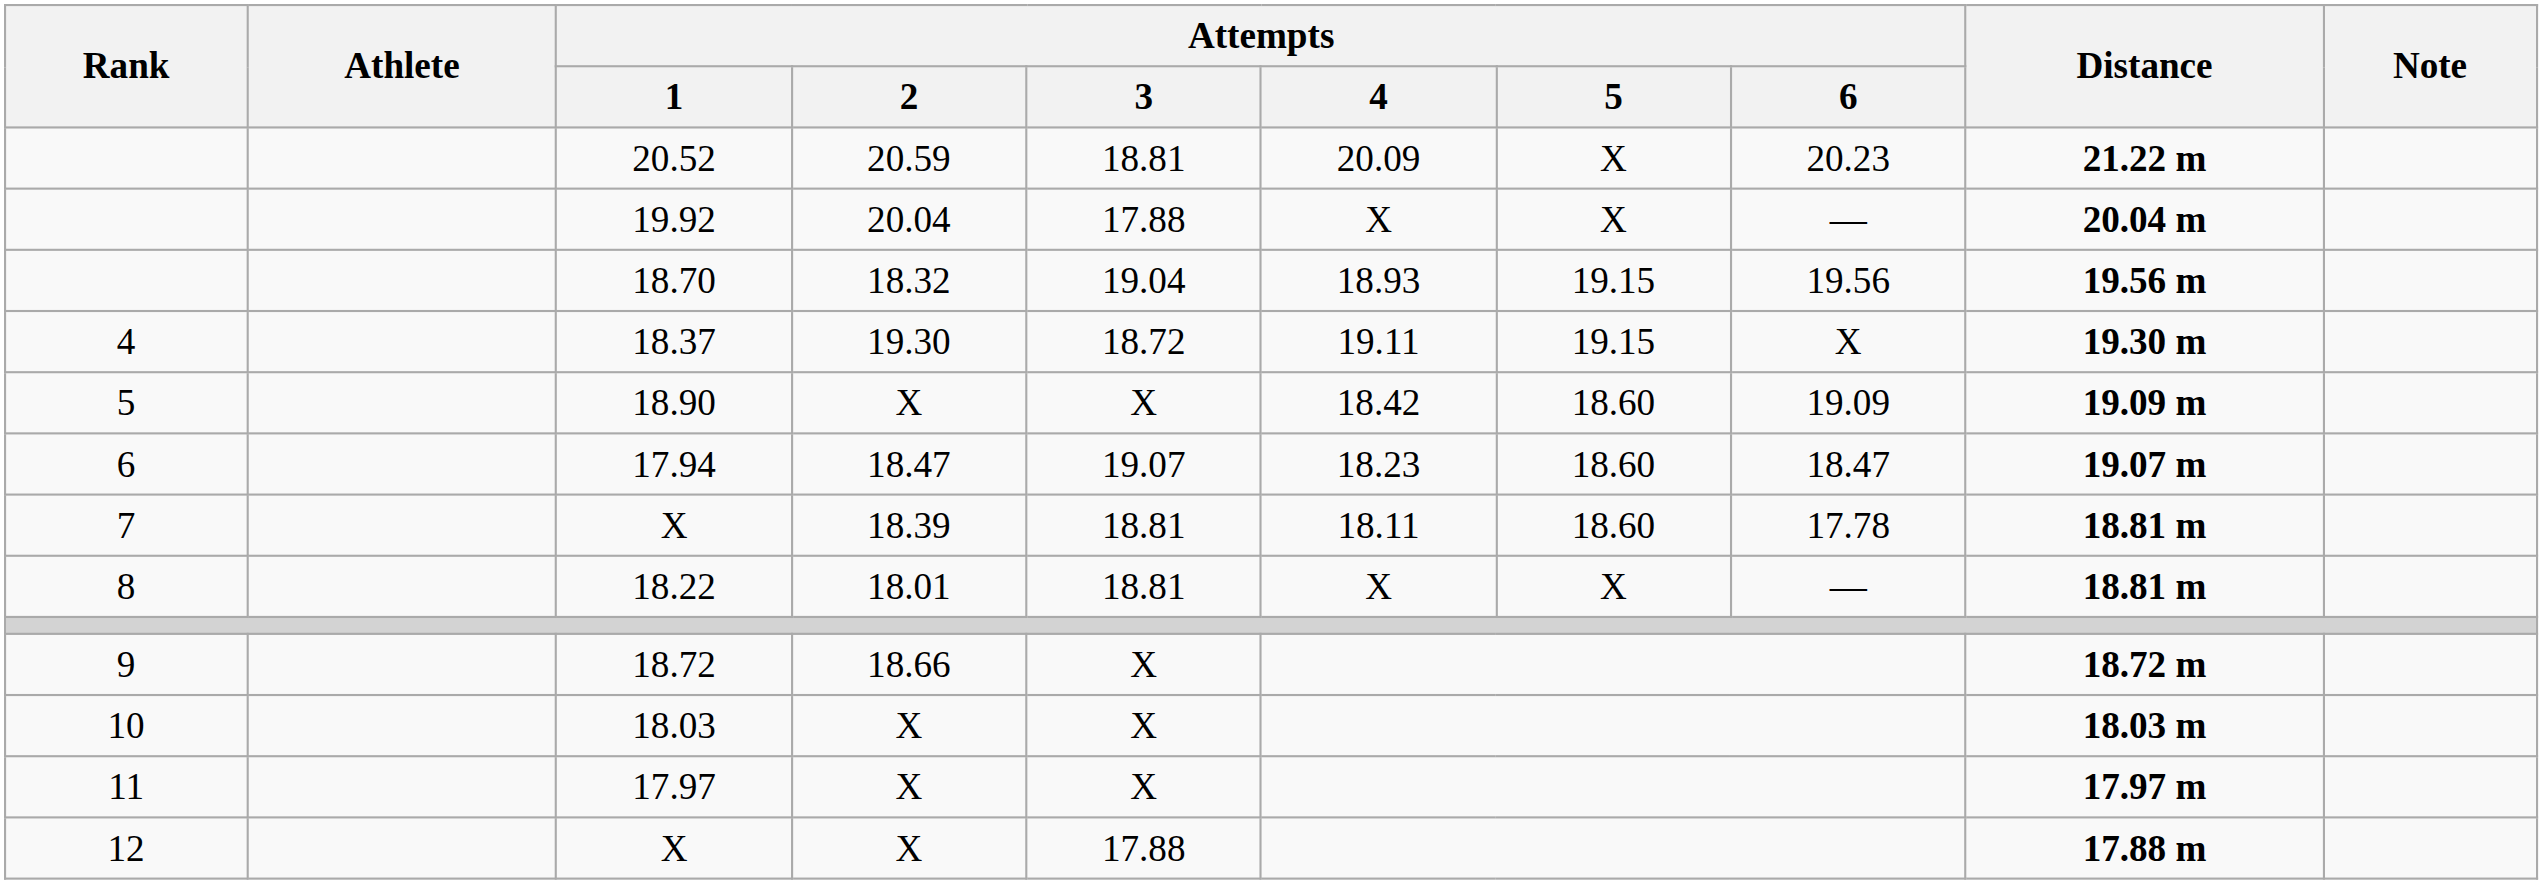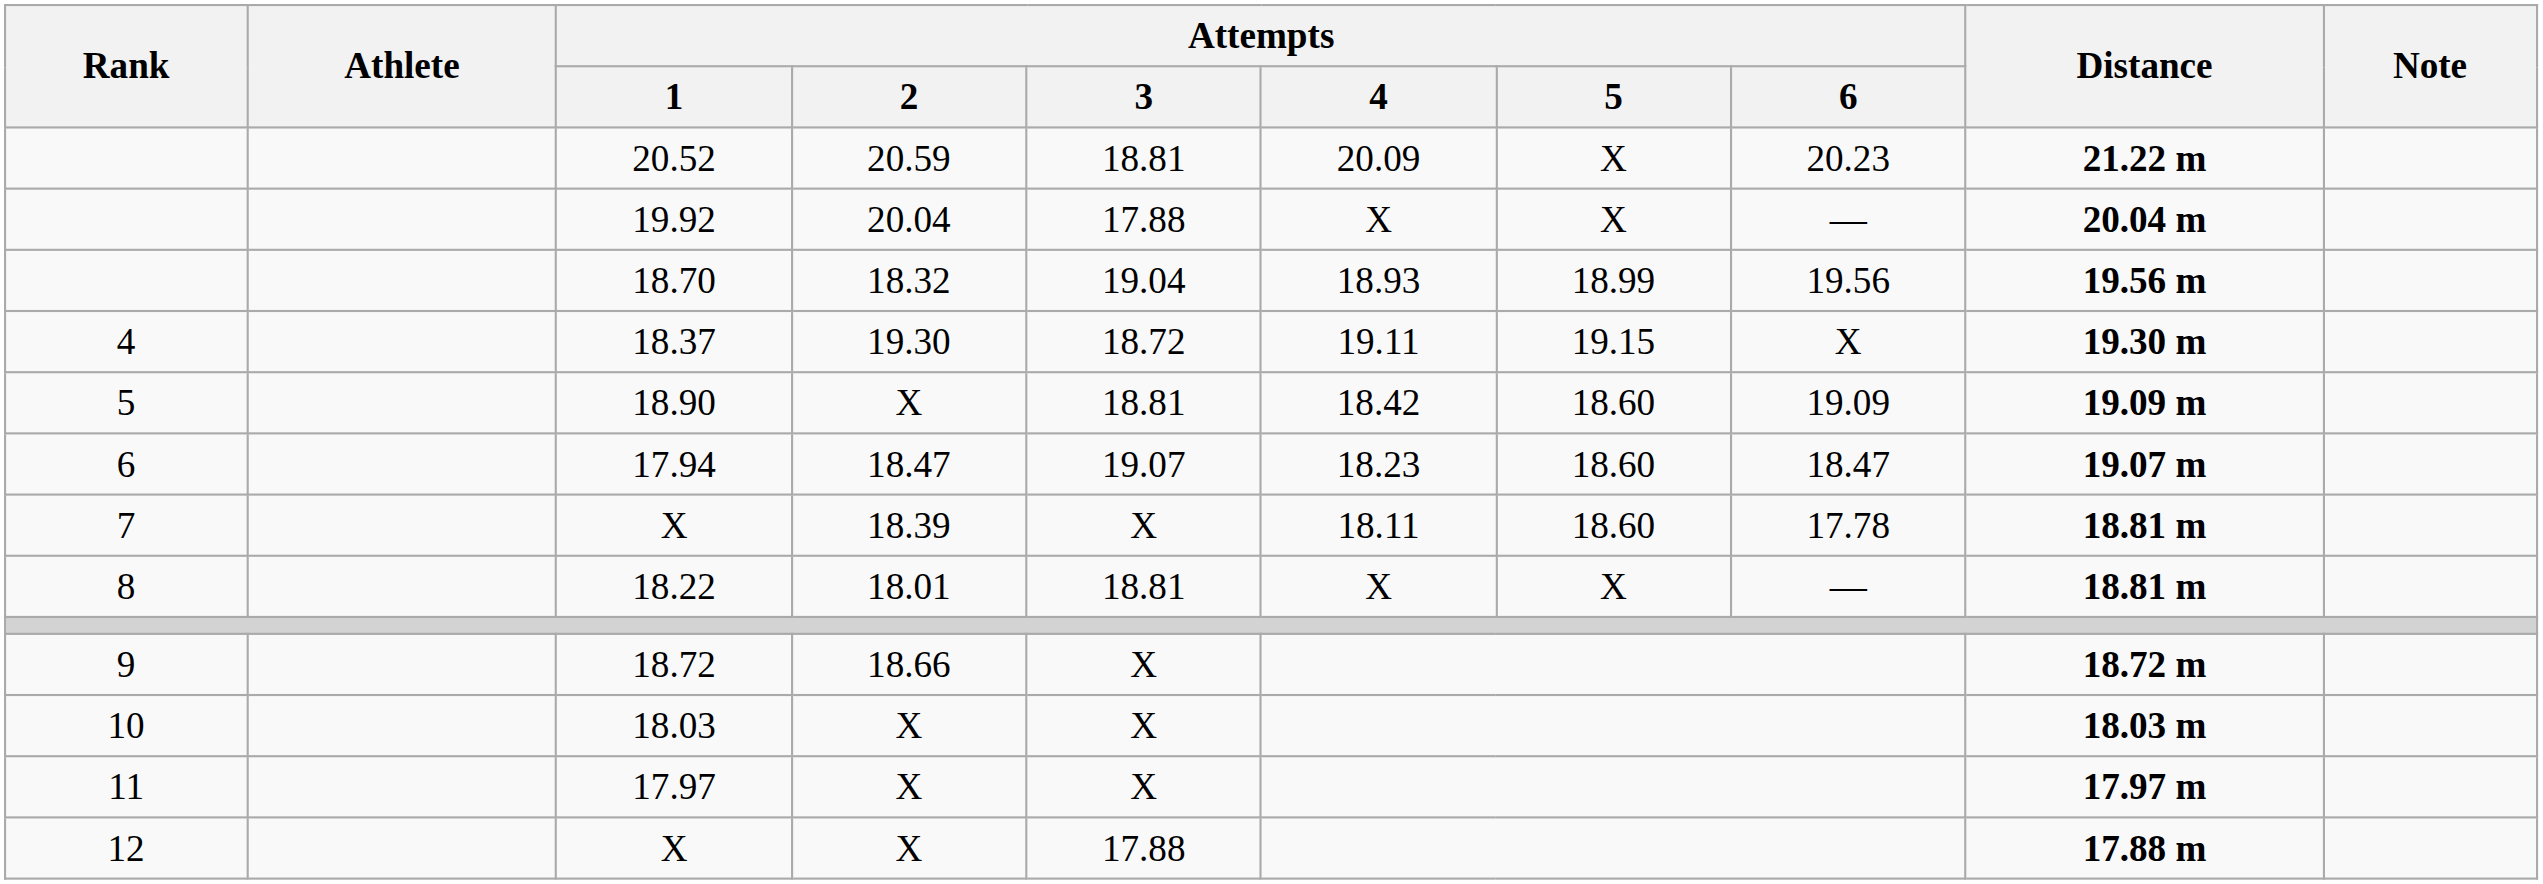(1613, 279) 19.15 -> (1613, 279) 18.99
(1144, 402) X -> (1144, 402) 18.81
(1144, 524) 18.81 -> (1144, 524) X
